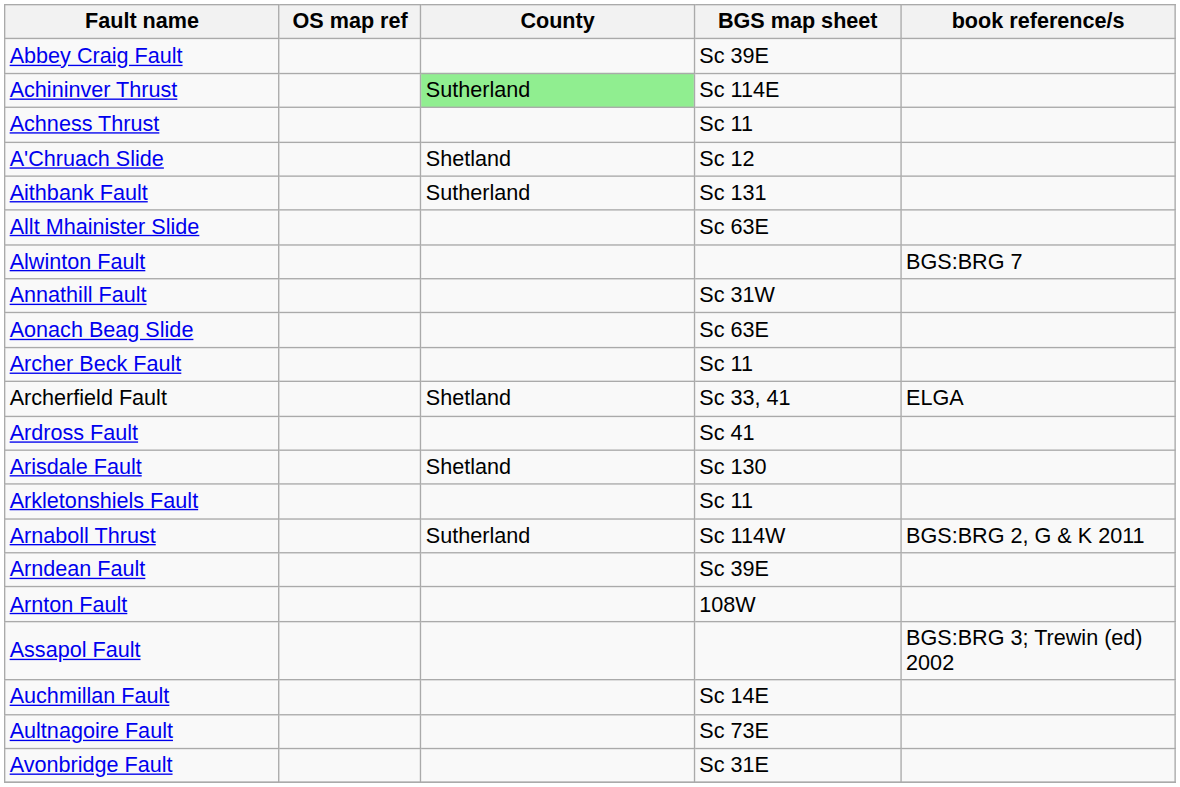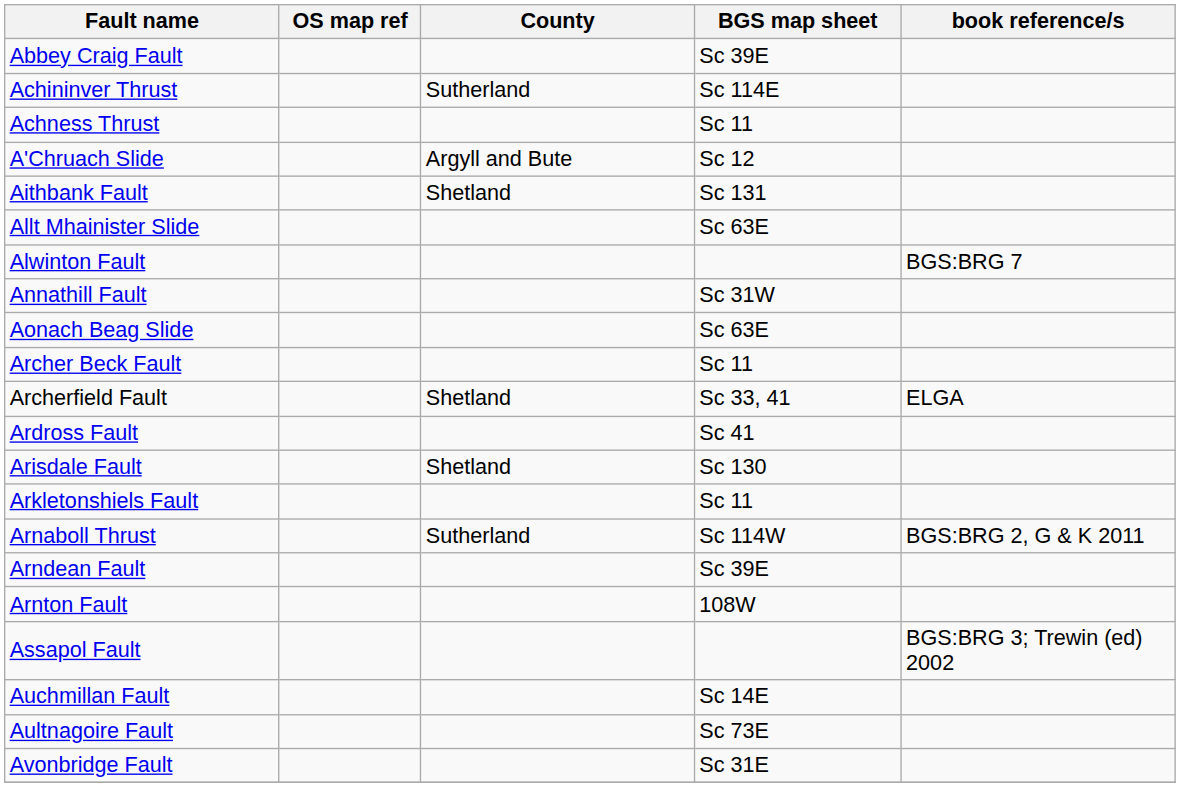(478, 90) lightgreen background -> (478, 90) no background
(468, 158) Shetland -> (499, 158) Argyll and Bute
(478, 192) Sutherland -> (468, 192) Shetland
